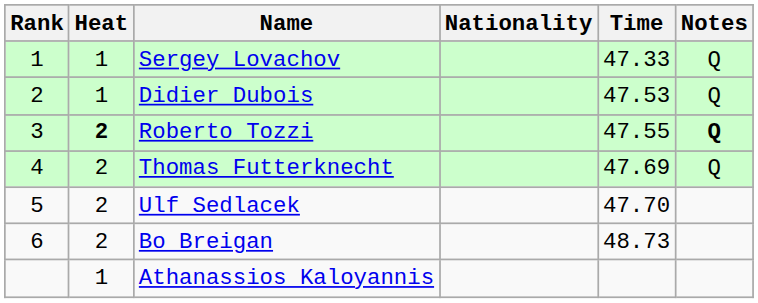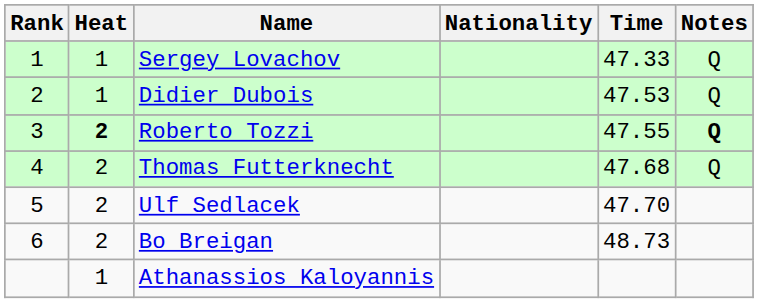(637, 169) 47.69 -> (637, 169) 47.68
